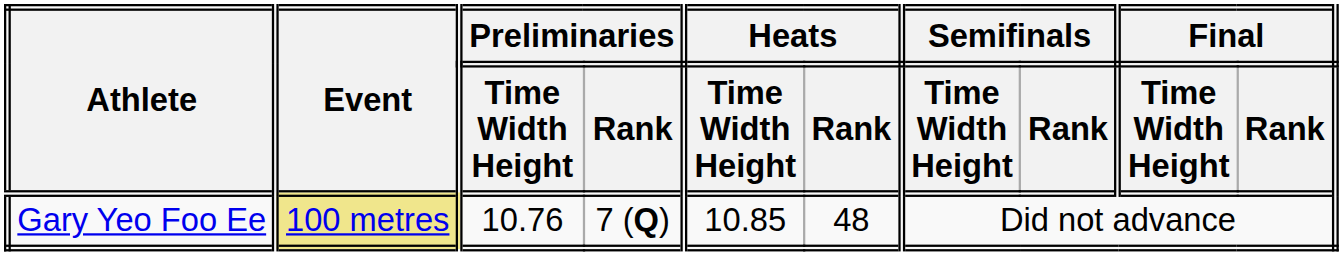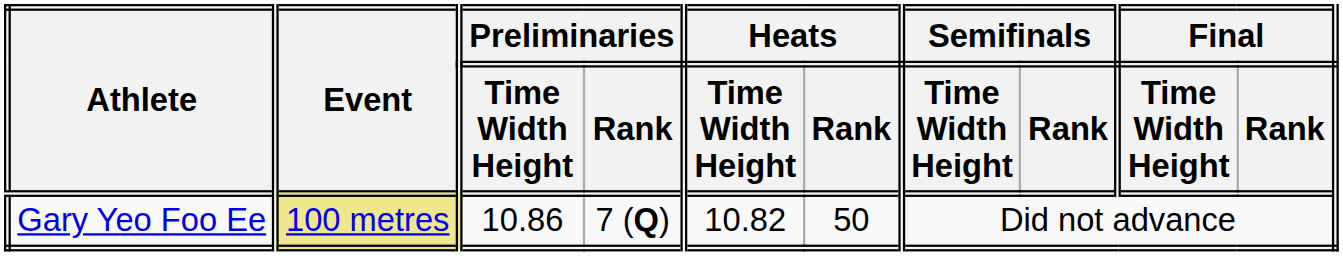(522, 221) 10.76 -> (522, 221) 10.86
(745, 221) 10.85 -> (745, 221) 10.82
(851, 221) 48 -> (851, 221) 50
